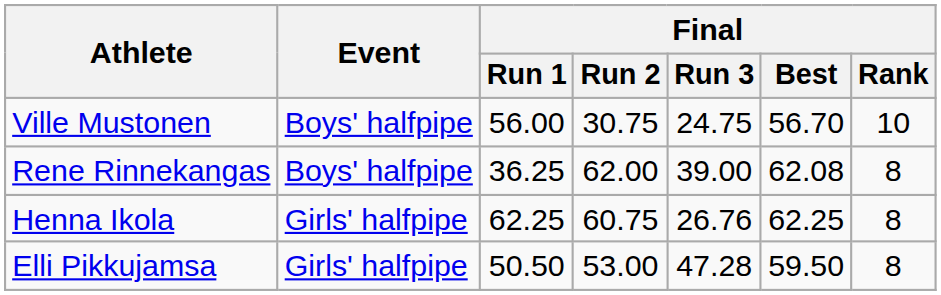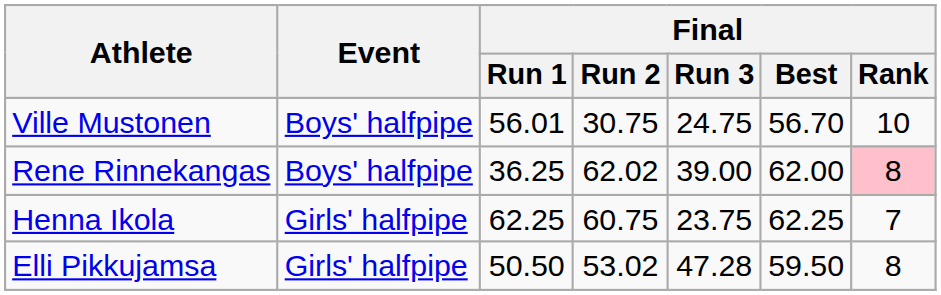(527, 123) 56.00 -> (527, 123) 56.01
(620, 171) 62.00 -> (620, 171) 62.02
(806, 171) 62.08 -> (806, 171) 62.00
(893, 171) no background -> (893, 171) pink background
(714, 219) 26.76 -> (714, 219) 23.75
(893, 219) 8 -> (893, 219) 7
(620, 267) 53.00 -> (620, 267) 53.02
